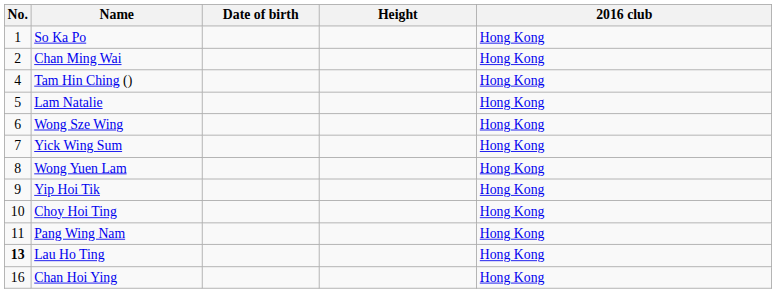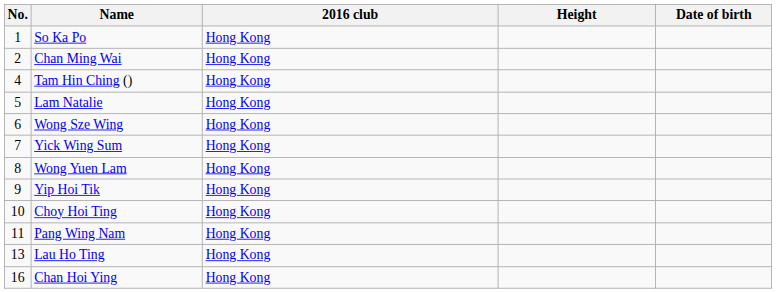columns swapped: (261, 15) <-> (624, 15)
(18, 255) bold -> (18, 255) normal
